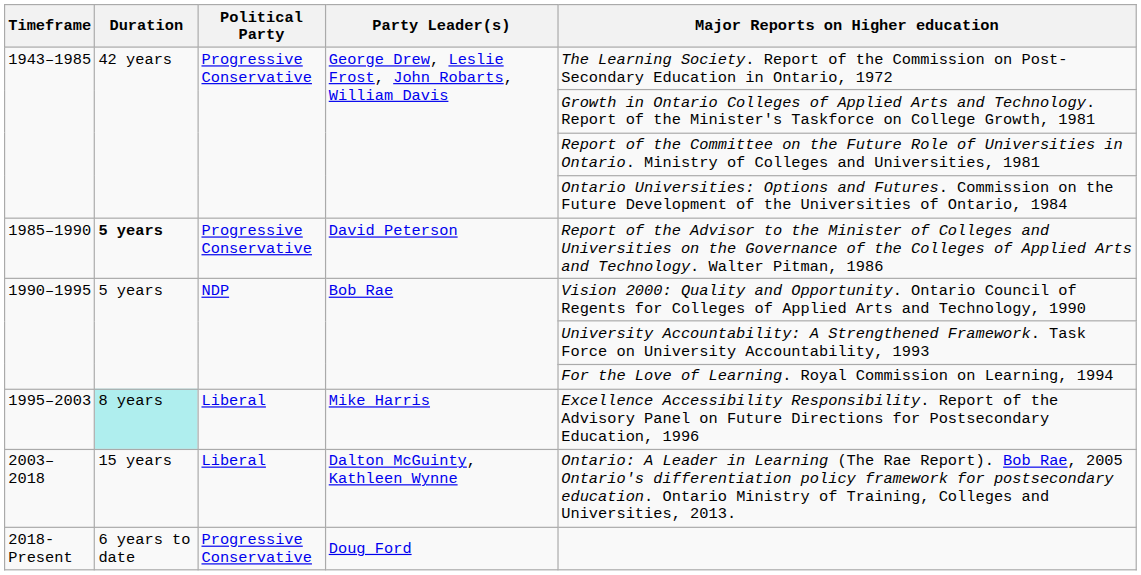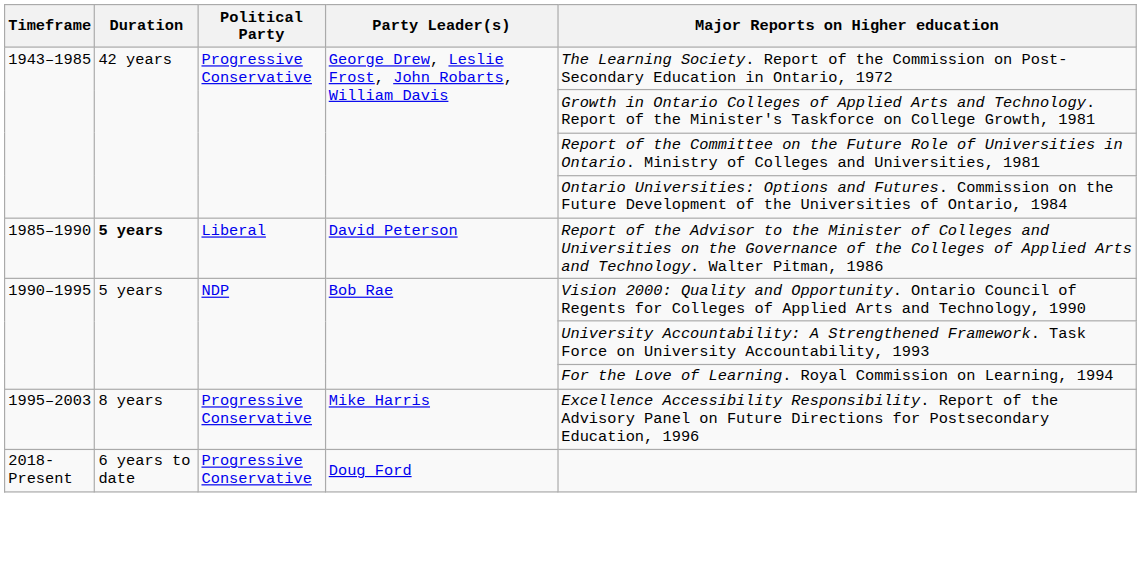(257, 239) Progressive Conservative -> (234, 231) Liberal
(131, 401) paleturquoise background -> (131, 401) no background
(234, 401) Liberal -> (257, 410) Progressive Conservative
- row: (31, 471)
